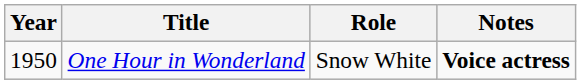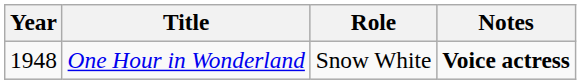(33, 60) 1950 -> (33, 60) 1948
